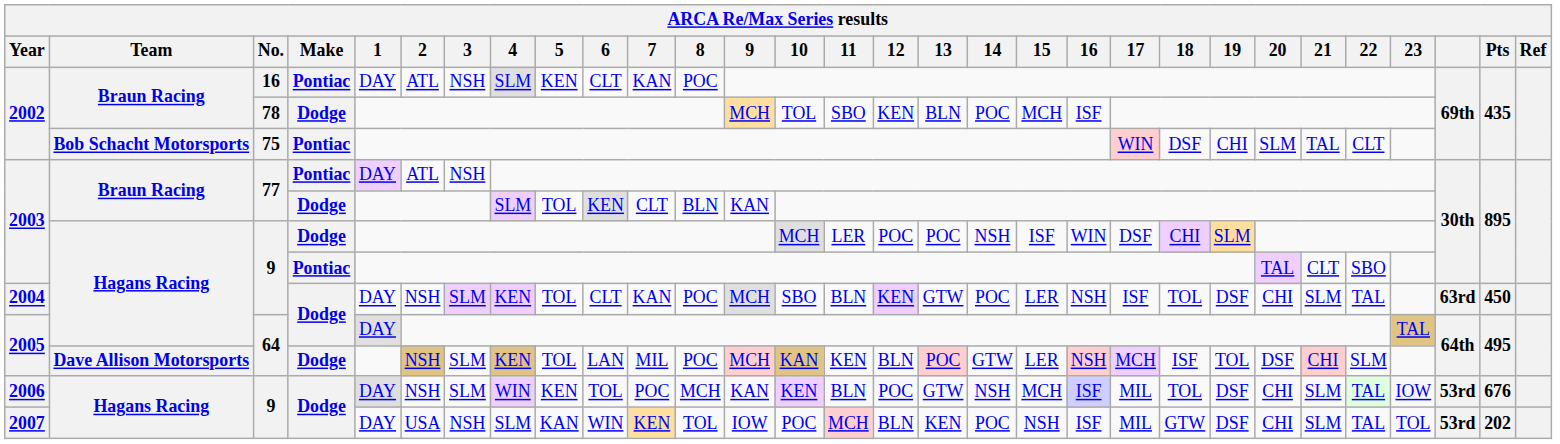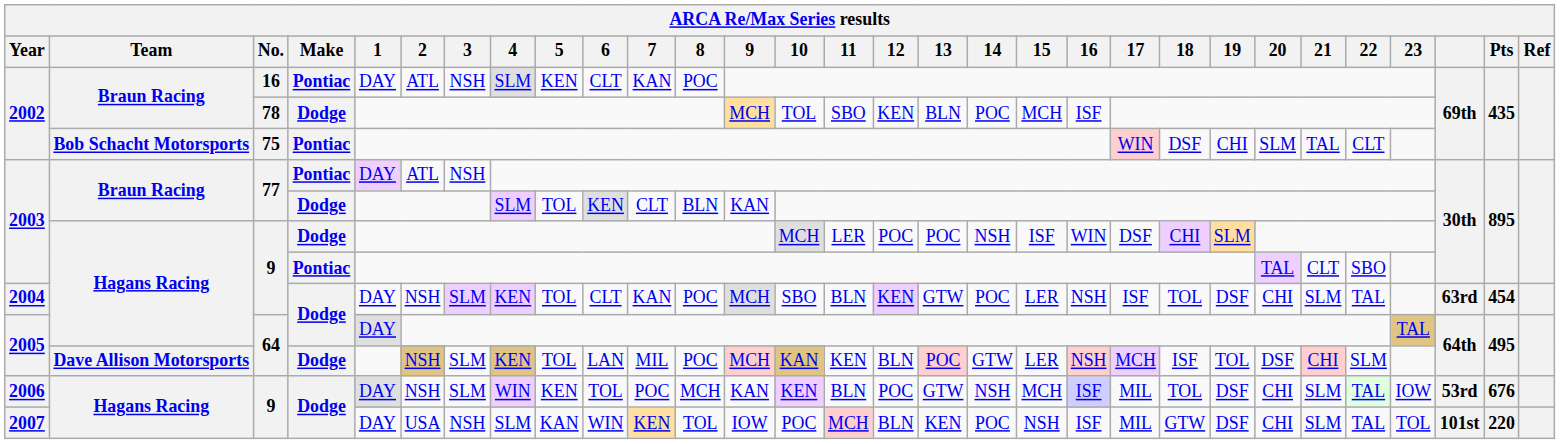(1498, 298) 450 -> (1502, 298) 454
(1458, 422) 53rd -> (1460, 422) 101st
(1498, 422) 202 -> (1502, 422) 220
